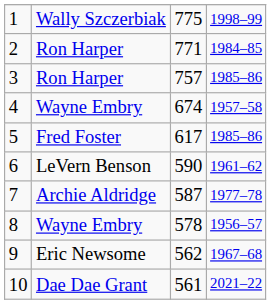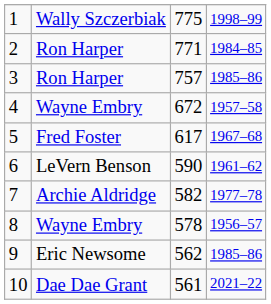(188, 107) 674 -> (188, 107) 672
(236, 136) 1985–86 -> (236, 136) 1967–68
(188, 195) 587 -> (188, 195) 582
(236, 254) 1967–68 -> (236, 254) 1985–86
